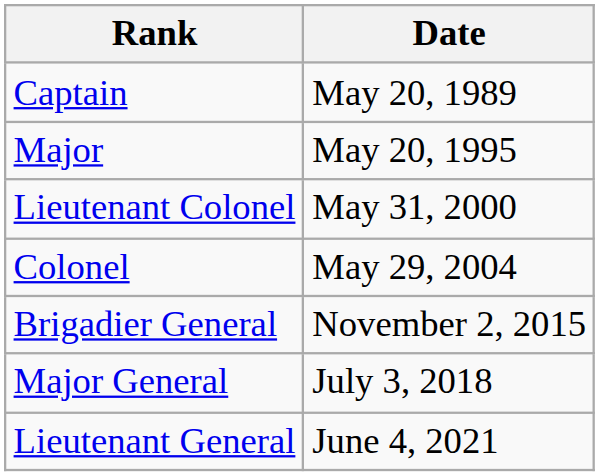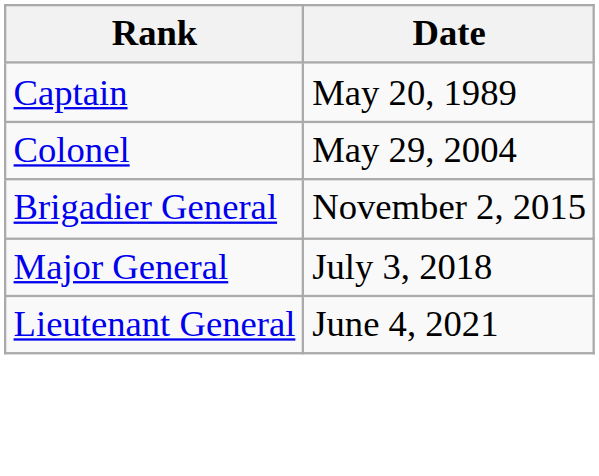- row: (58, 149)
- row: (155, 207)
